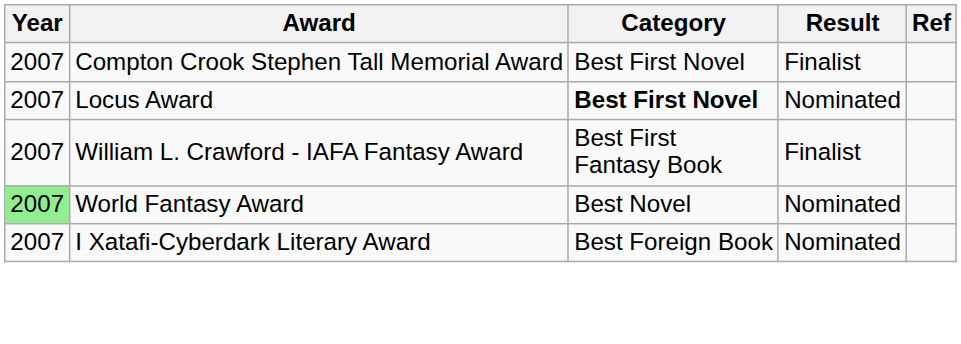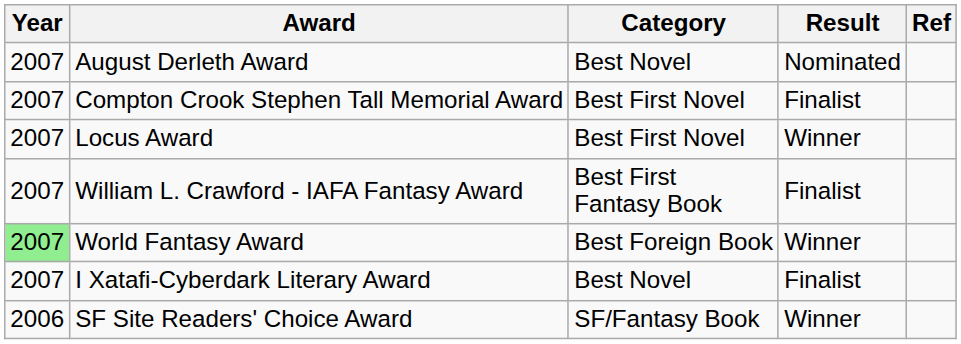+ row: (192, 61)
(666, 100) bold -> (660, 138) normal
(843, 100) Nominated -> (822, 138) Winner
(633, 204) Best Novel -> (674, 242) Best Foreign Book
(843, 204) Nominated -> (822, 242) Winner
(674, 242) Best Foreign Book -> (633, 280) Best Novel
(843, 242) Nominated -> (822, 280) Finalist
+ row: (244, 319)
